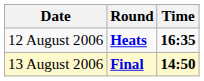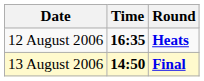columns swapped: (178, 16) <-> (132, 16)
